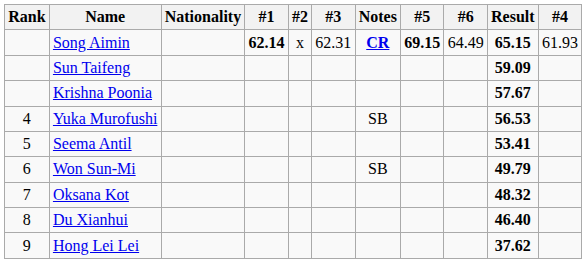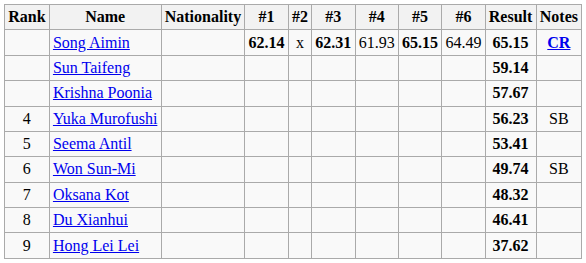columns swapped: (560, 17) <-> (378, 17)
(333, 42) normal -> (333, 42) bold
(422, 42) 69.15 -> (420, 42) 65.15
(513, 67) 59.09 -> (511, 67) 59.14
(513, 118) 56.53 -> (511, 118) 56.23
(513, 169) 49.79 -> (511, 169) 49.74
(513, 220) 46.40 -> (511, 220) 46.41
